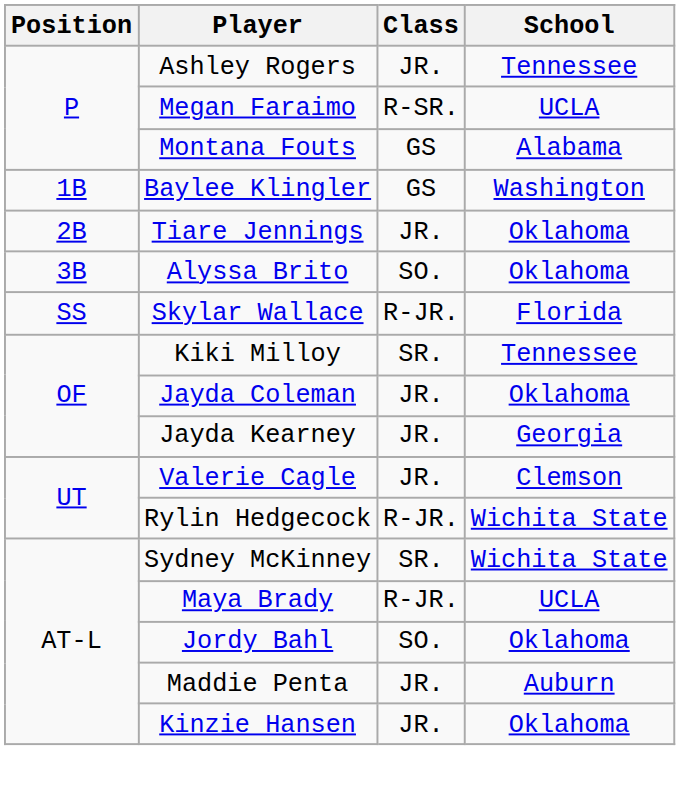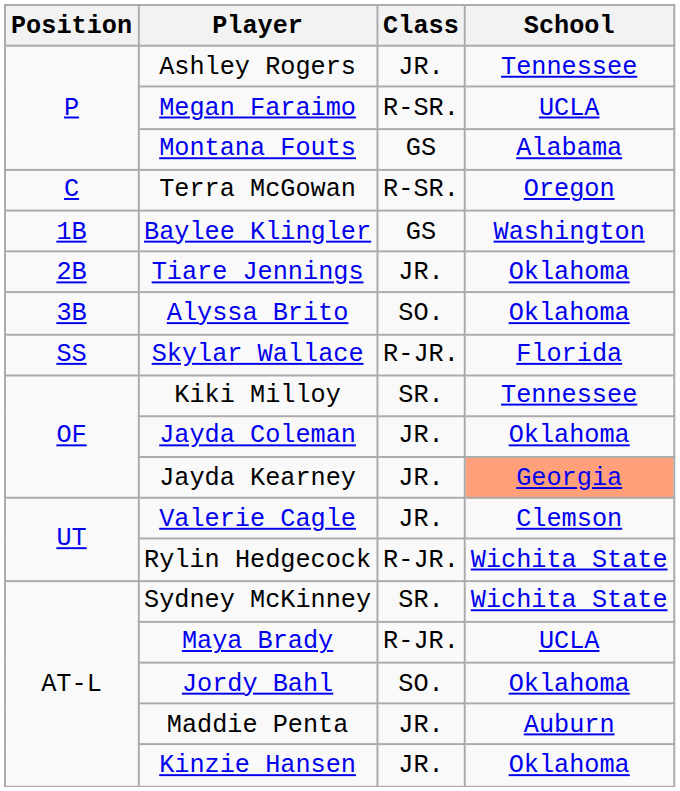+ row: (258, 190)
(569, 437) no background -> (569, 478) lightsalmon background
